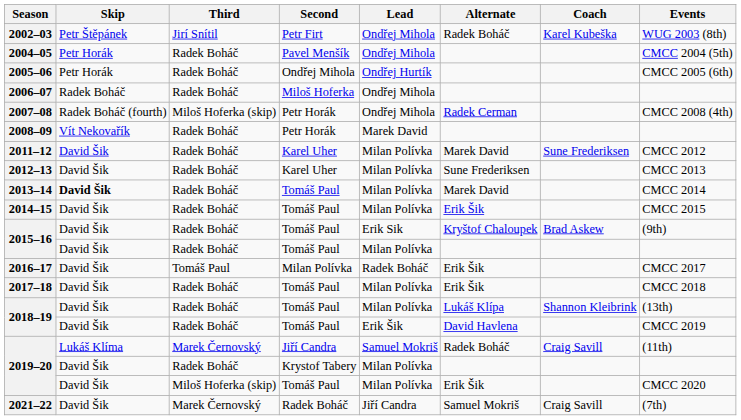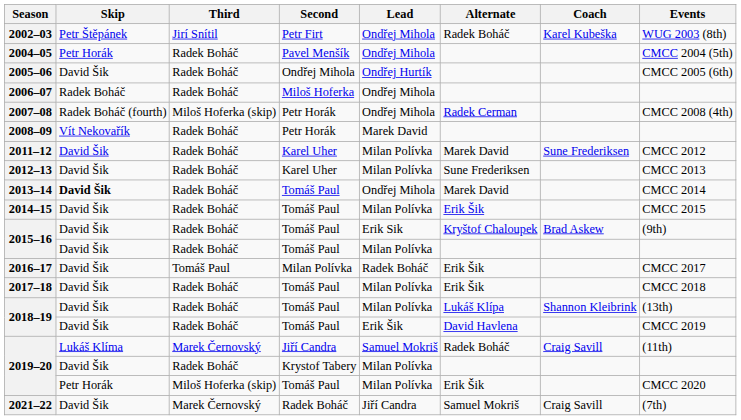(86, 72) Petr Horák -> (84, 72) David Šik
(397, 190) Milan Polívka -> (399, 190) Ondřej Mihola
(84, 385) David Šik -> (86, 385) Petr Horák
